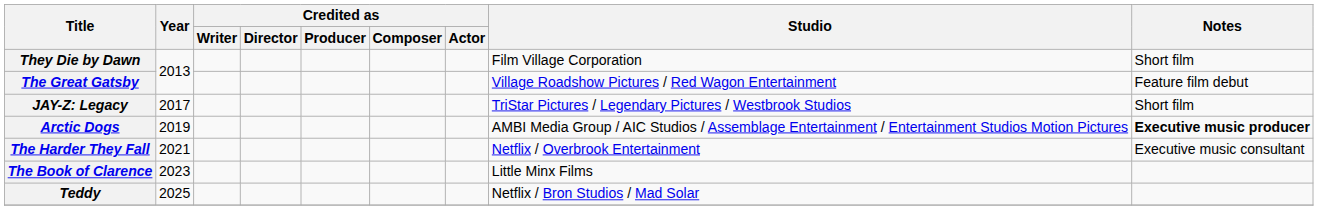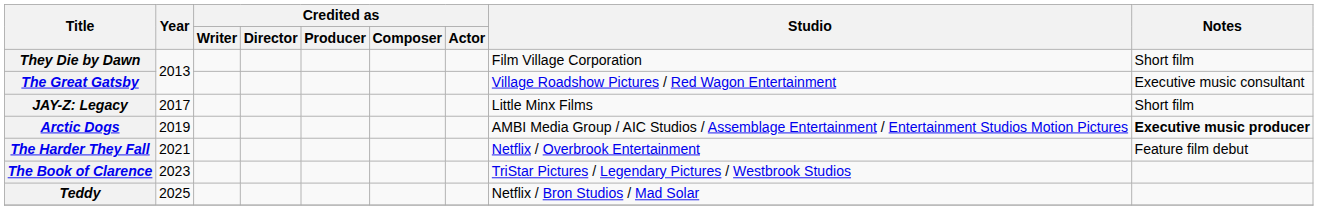(1191, 82) Feature film debut -> (1220, 82) Executive music consultant
(671, 104) TriStar Pictures / Legendary Pictures / Westbrook Studios -> (542, 104) Little Minx Films
(1220, 149) Executive music consultant -> (1191, 149) Feature film debut
(542, 171) Little Minx Films -> (671, 171) TriStar Pictures / Legendary Pictures / Westbrook Studios
